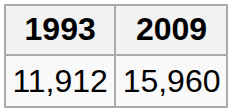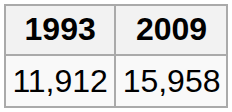(172, 80) 15,960 -> (172, 80) 15,958
